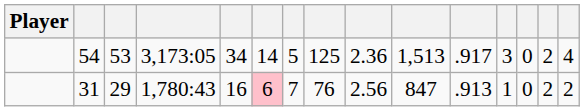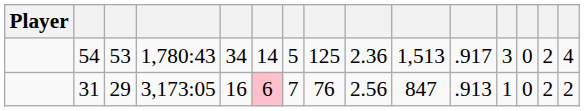(178, 55) 3,173:05 -> (178, 55) 1,780:43
(178, 88) 1,780:43 -> (178, 88) 3,173:05
